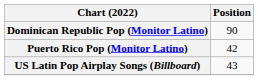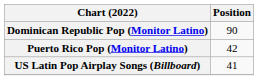(232, 65) 43 -> (232, 65) 41
